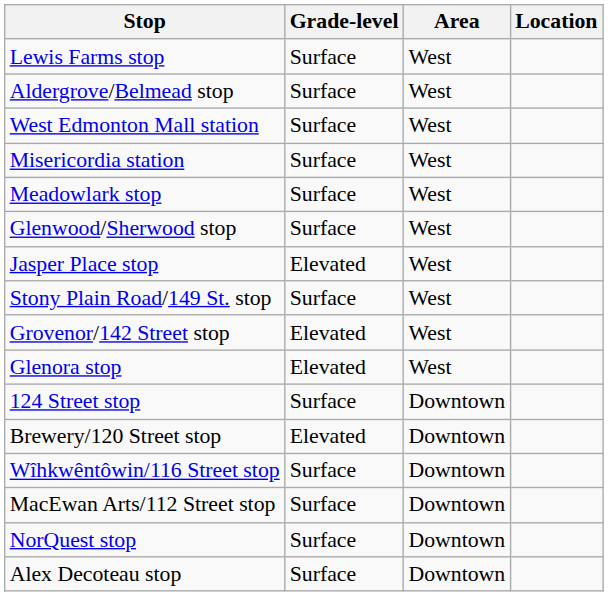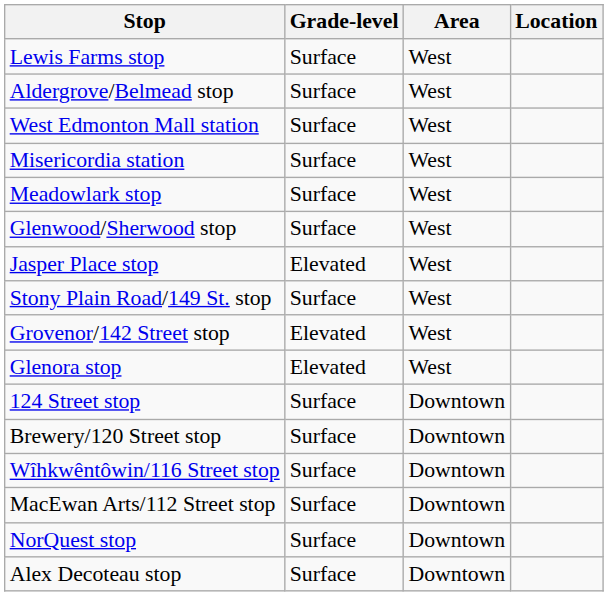(328, 435) Elevated -> (323, 435) Surface
